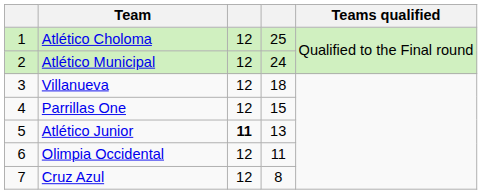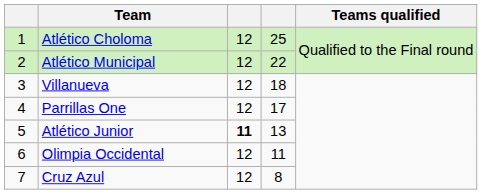(278, 62) 24 -> (278, 62) 22
(278, 108) 15 -> (278, 108) 17
